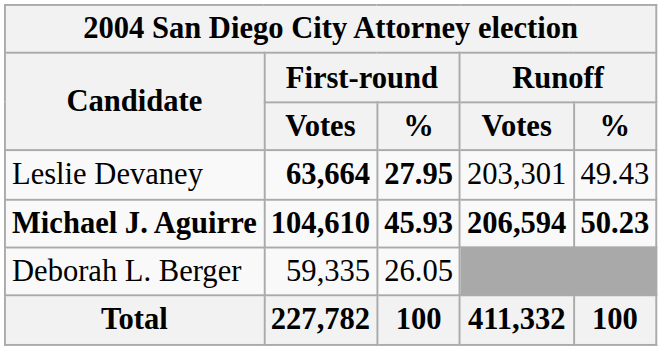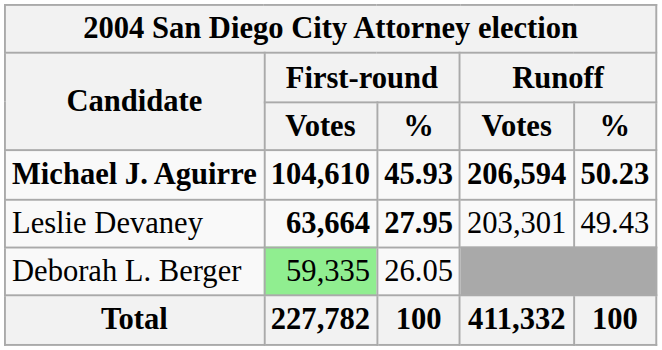rows swapped: (134, 222) <-> (107, 174)
(328, 271) no background -> (328, 271) lightgreen background
